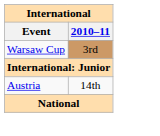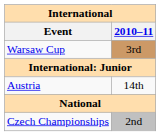+ row: (58, 121)
